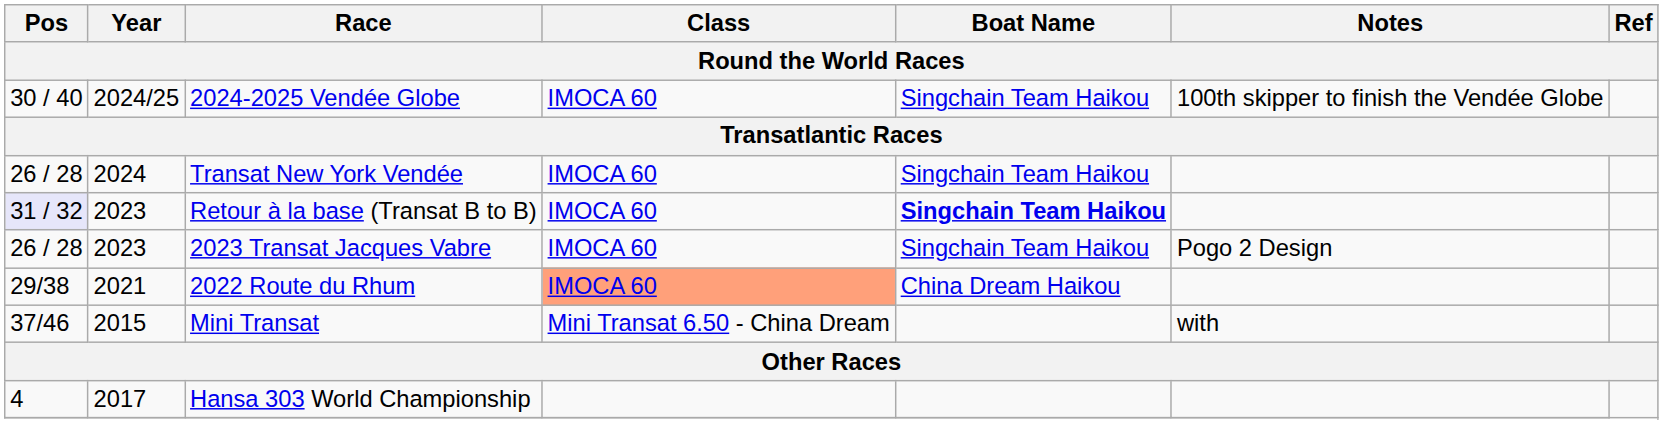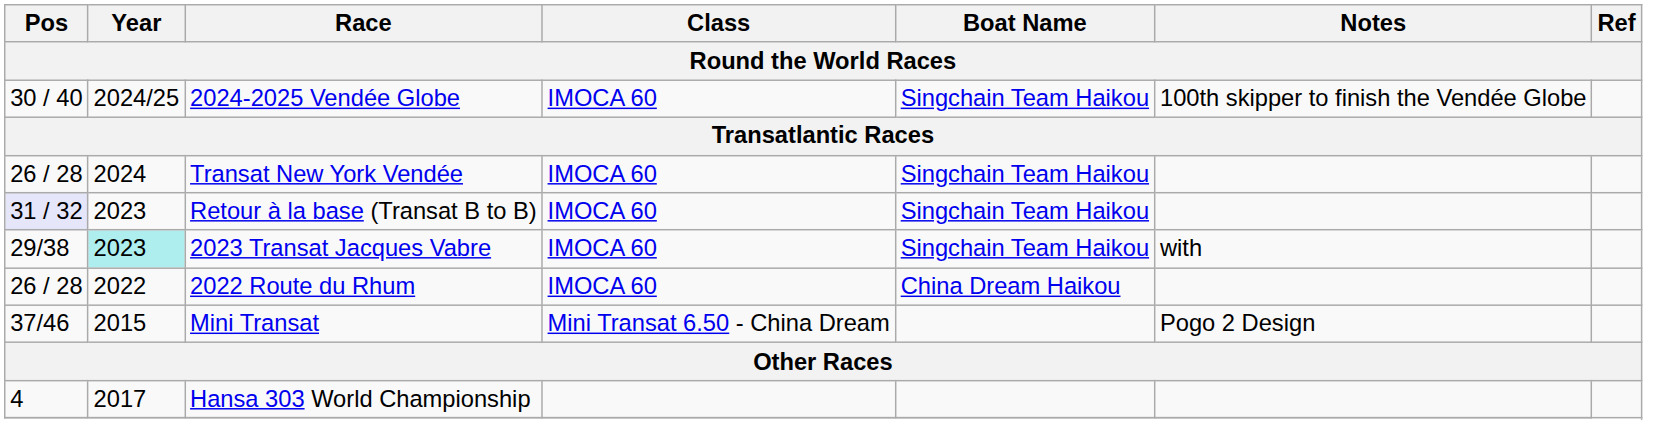(1033, 211) bold -> (1025, 211) normal
(46, 248) 26 / 28 -> (40, 248) 29/38
(120, 248) no background -> (120, 248) paleturquoise background
(1255, 248) Pogo 2 Design -> (1181, 248) with
(40, 286) 29/38 -> (46, 286) 26 / 28
(120, 286) 2021 -> (120, 286) 2022
(602, 286) lightsalmon background -> (602, 286) no background
(1198, 323) with -> (1238, 323) Pogo 2 Design
